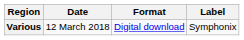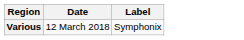- column: (149, 12)
